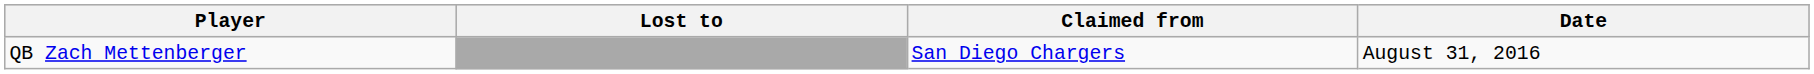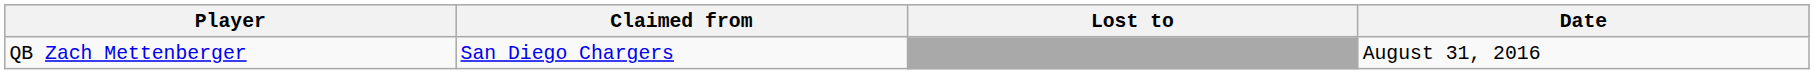columns swapped: (1132, 21) <-> (681, 21)
